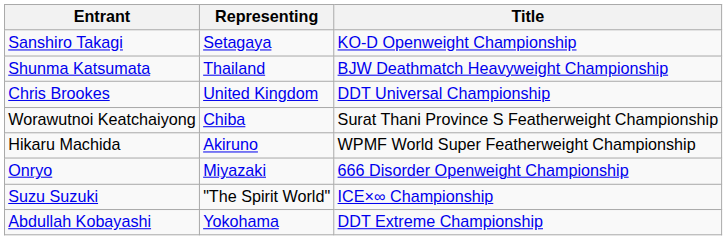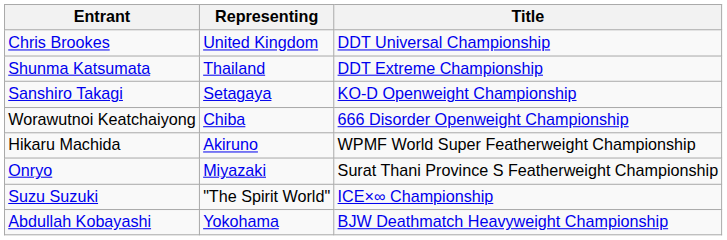rows swapped: (66, 42) <-> (59, 94)
(503, 68) BJW Deathmatch Heavyweight Championship -> (440, 68) DDT Extreme Championship
(528, 119) Surat Thani Province S Featherweight Championship -> (483, 119) 666 Disorder Openweight Championship
(483, 171) 666 Disorder Openweight Championship -> (528, 171) Surat Thani Province S Featherweight Championship
(440, 222) DDT Extreme Championship -> (503, 222) BJW Deathmatch Heavyweight Championship
